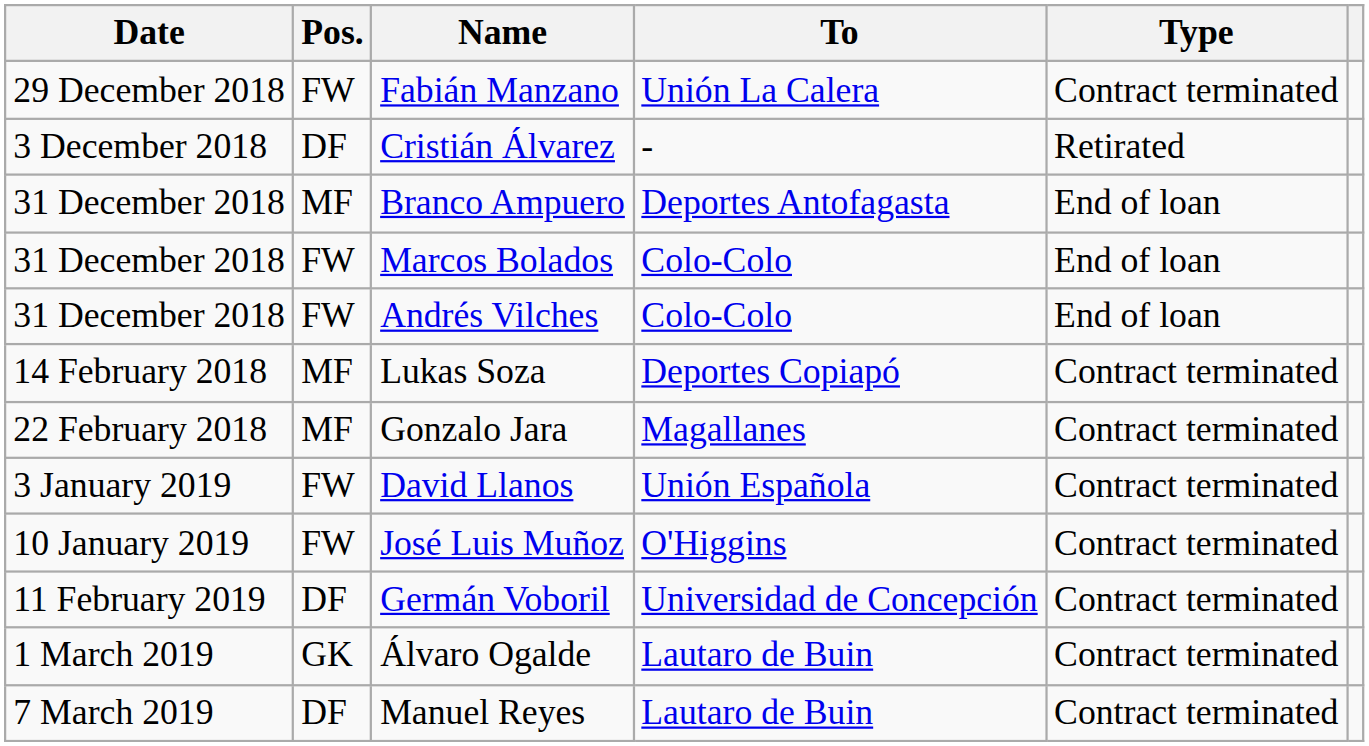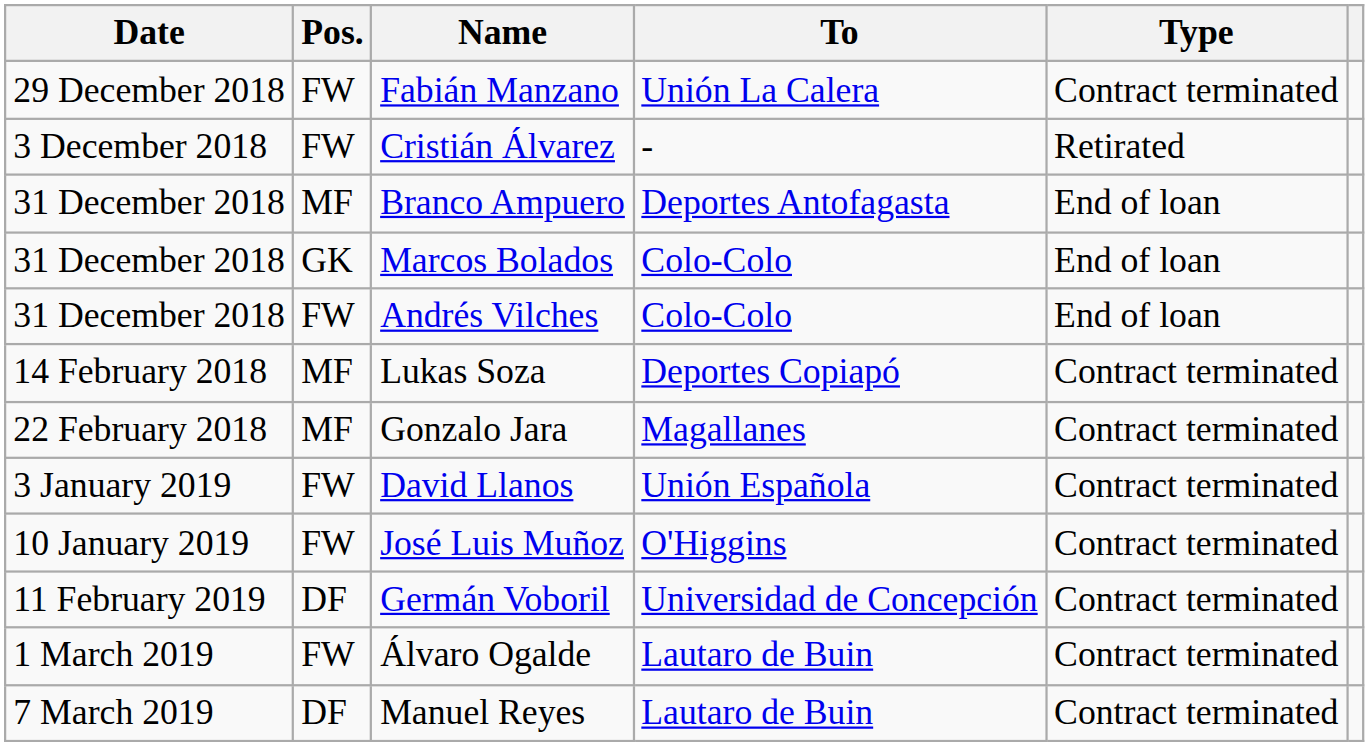(324, 145) DF -> (328, 145) FW
(328, 259) FW -> (327, 259) GK
(327, 655) GK -> (328, 655) FW
